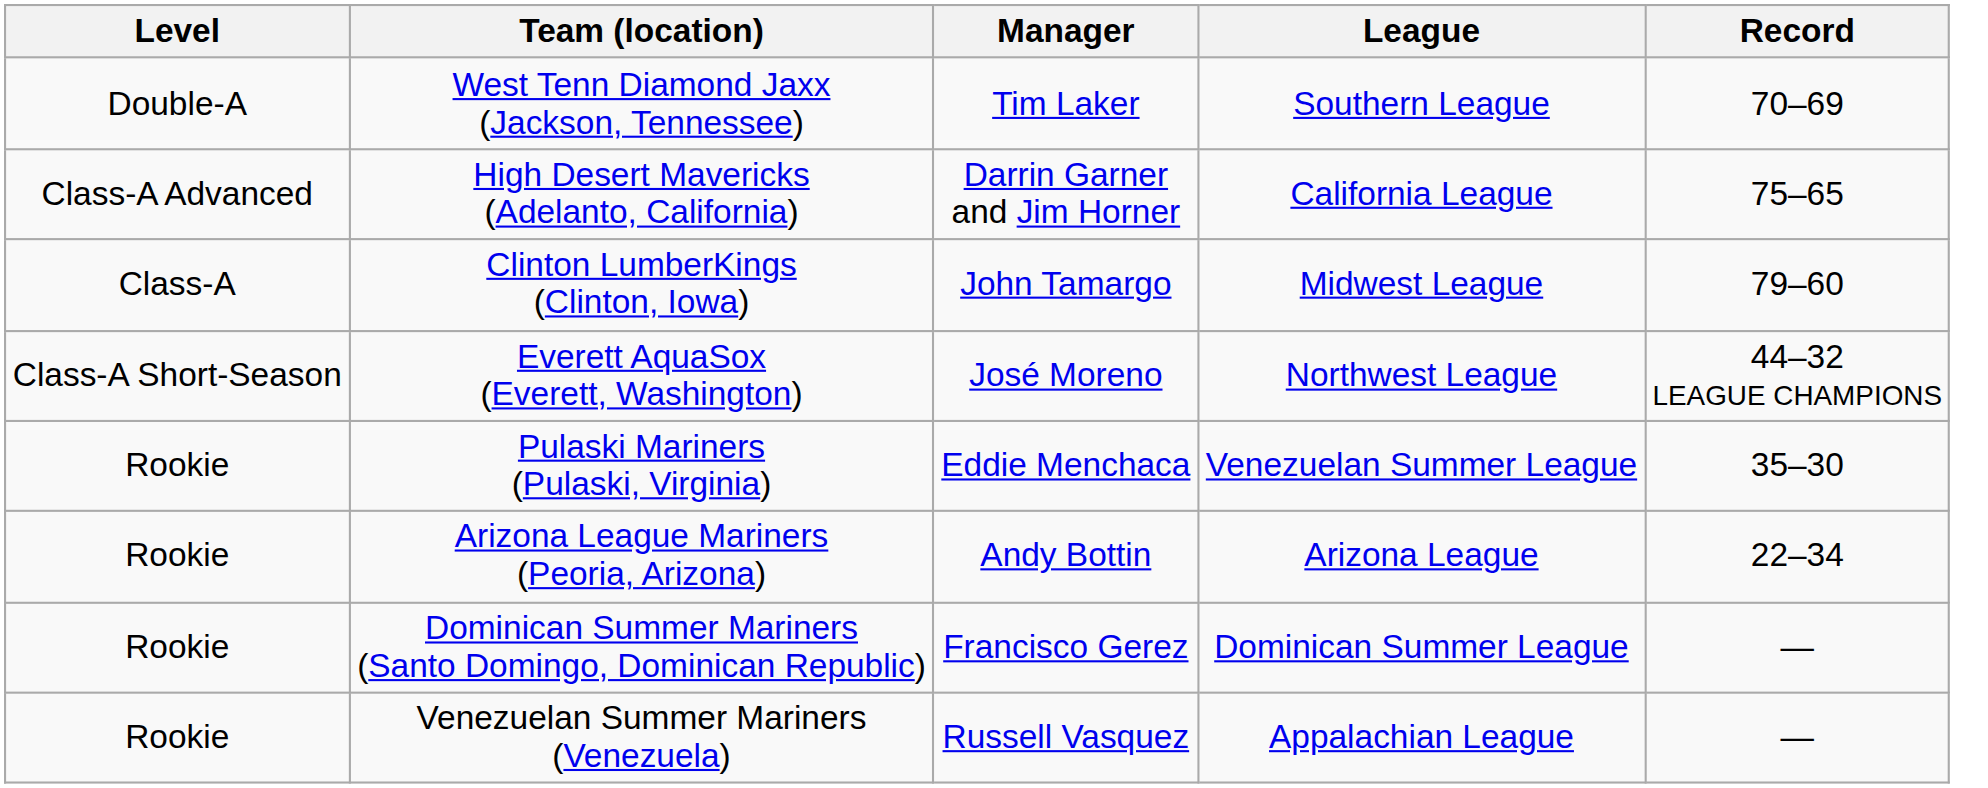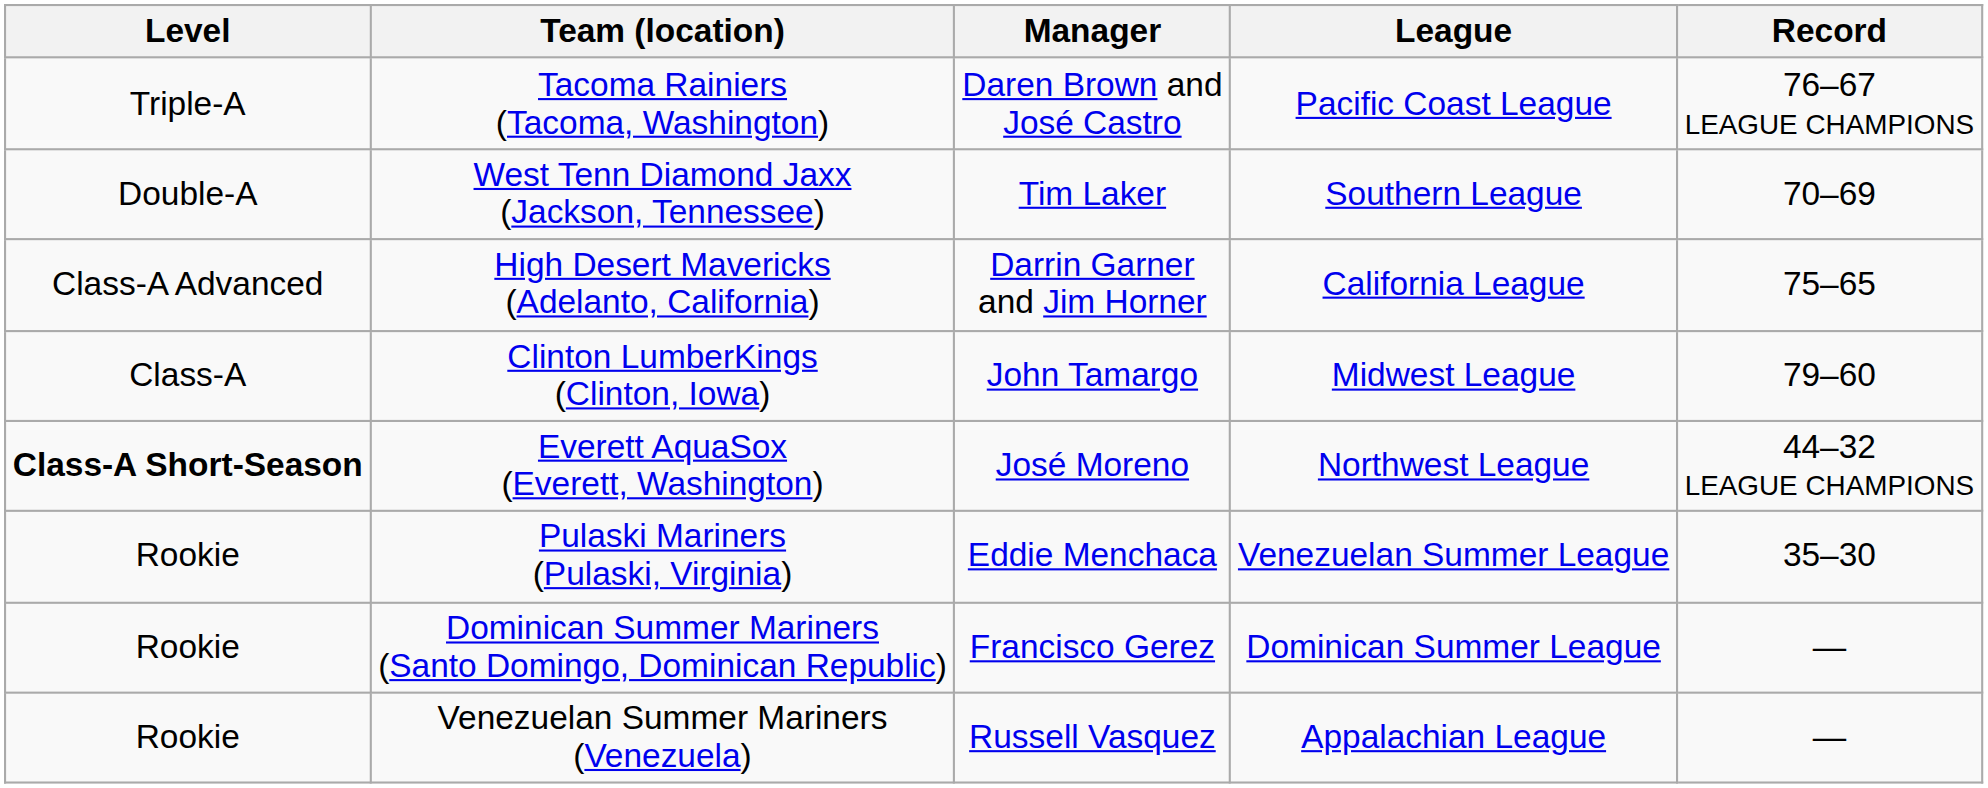+ row: (663, 102)
(177, 374) normal -> (188, 465) bold
- row: (641, 556)
